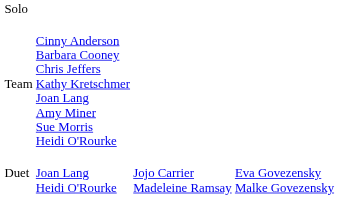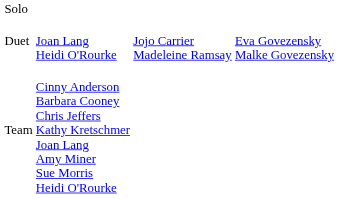rows swapped: (17, 173) <-> (19, 83)
